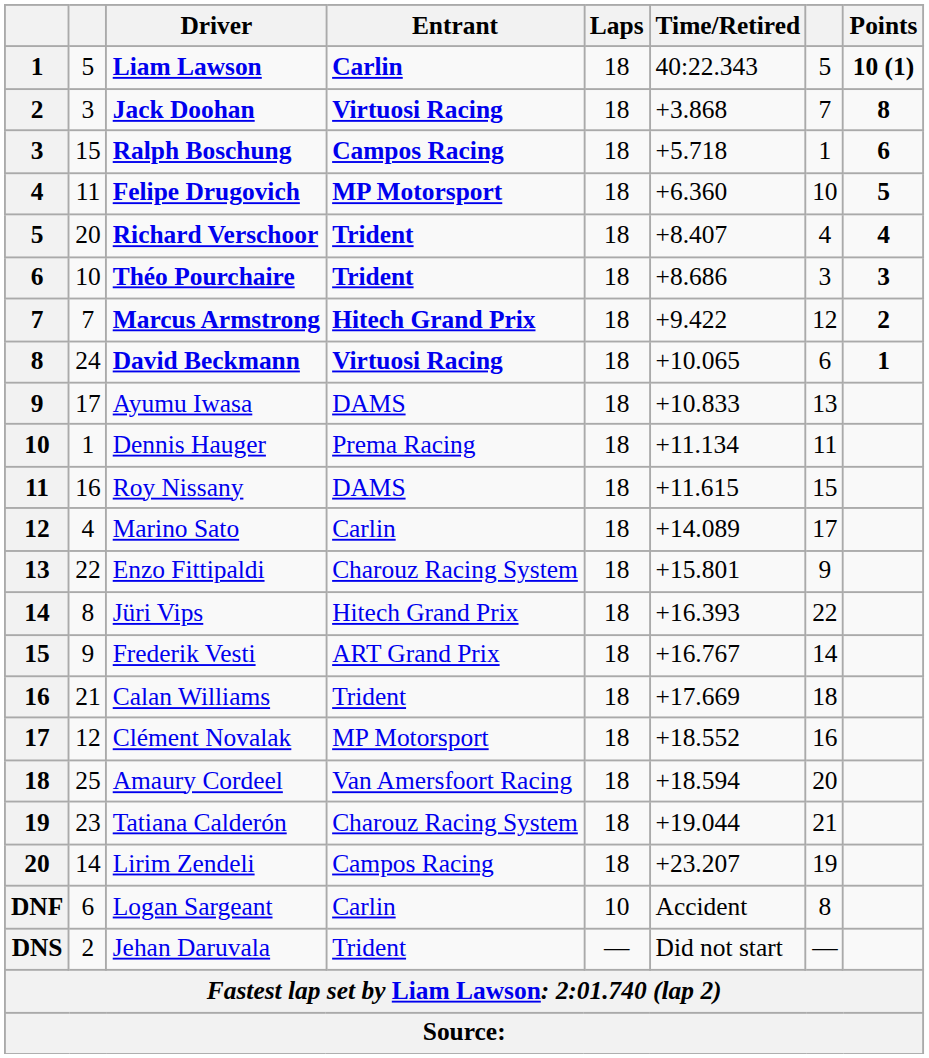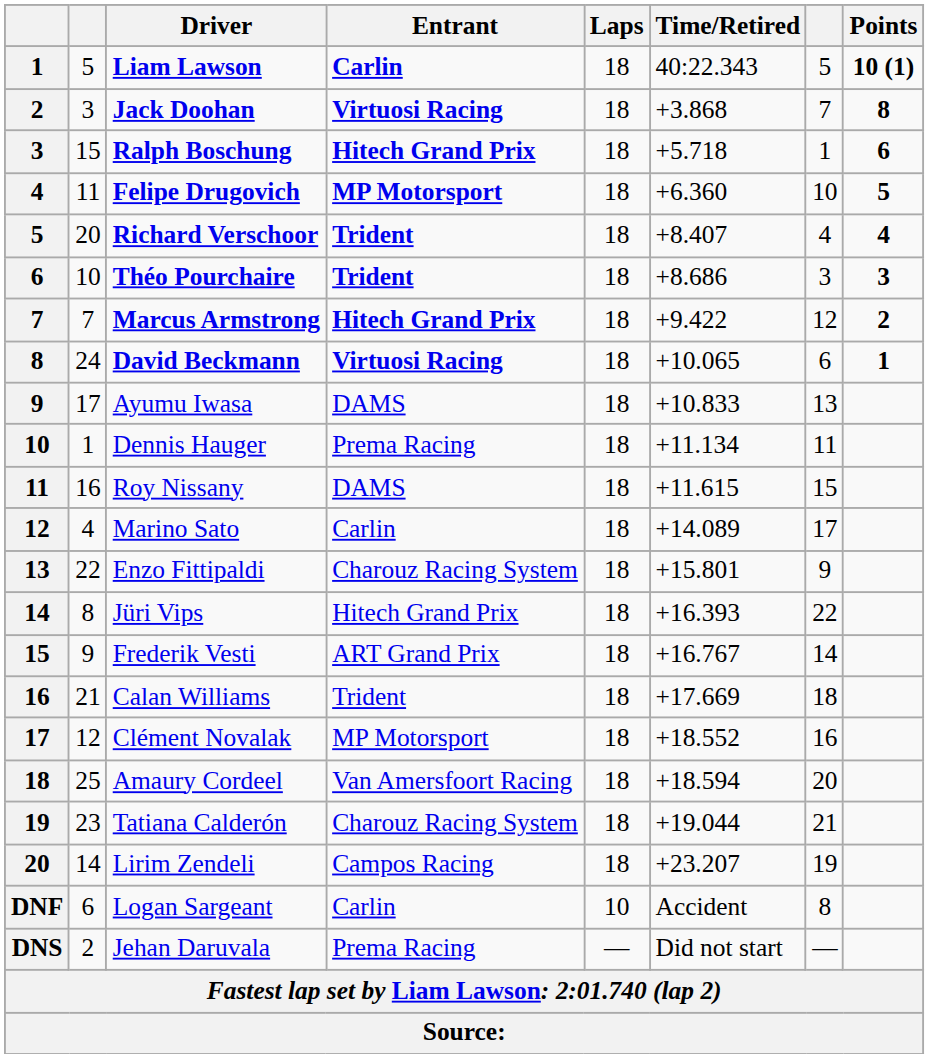(418, 150) Campos Racing -> (434, 150) Hitech Grand Prix
(369, 948) Trident -> (404, 948) Prema Racing
